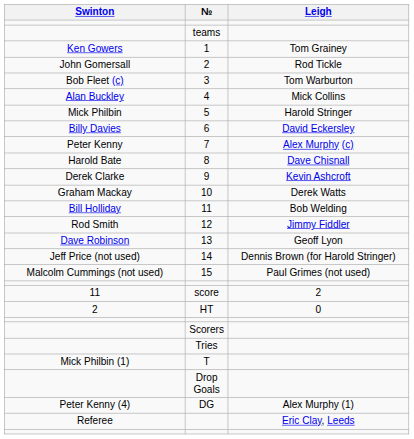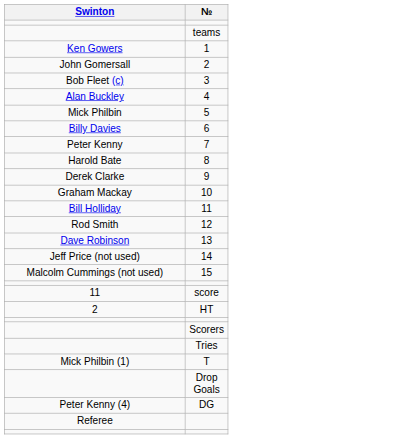- column: (318, 12)
